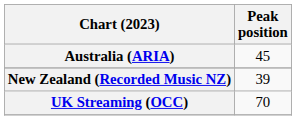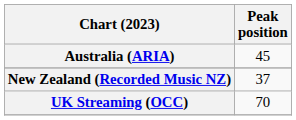(263, 79) 39 -> (263, 79) 37
